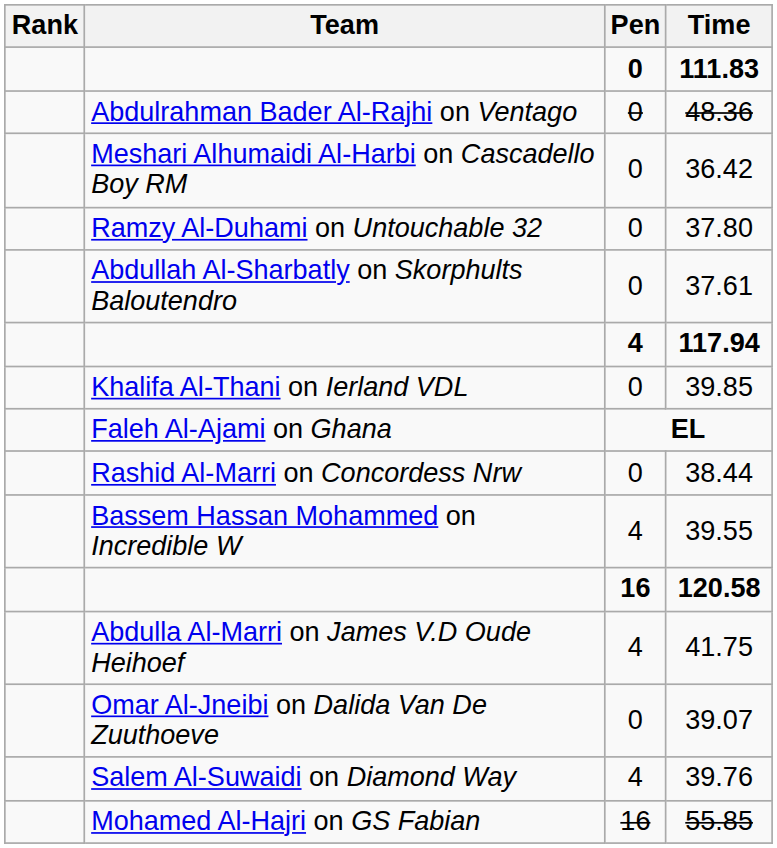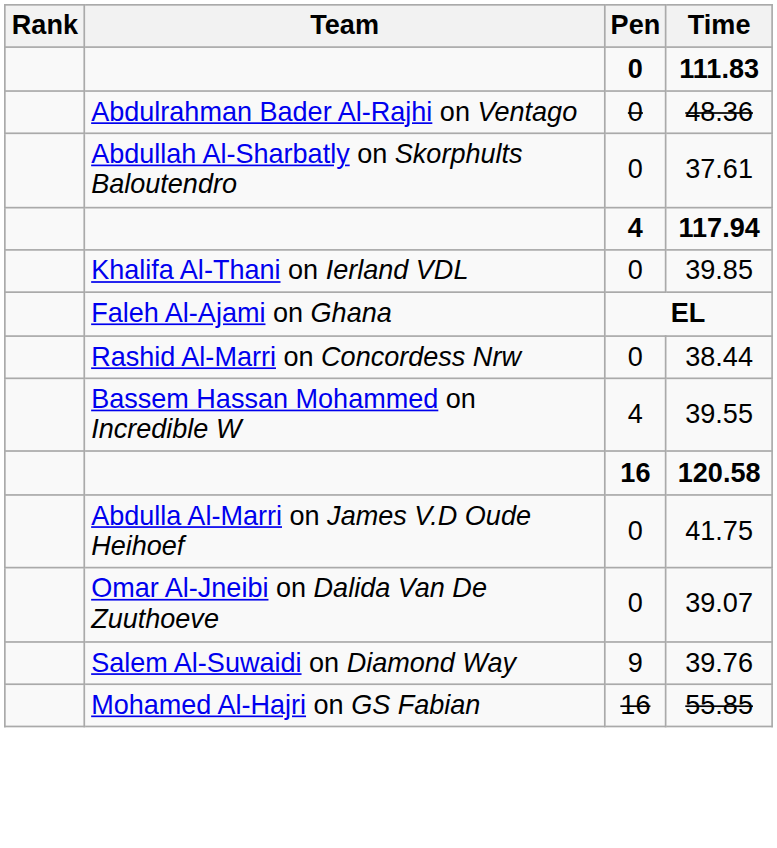- row: (719, 169)
- row: (719, 227)
(635, 647) 4 -> (635, 530) 0
(635, 778) 4 -> (635, 662) 9
